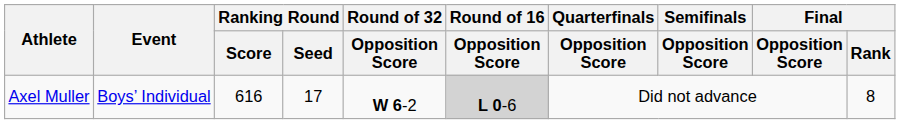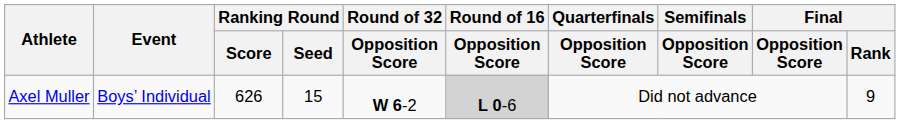(249, 97) 616 -> (249, 97) 626
(313, 97) 17 -> (313, 97) 15
(871, 97) 8 -> (871, 97) 9
